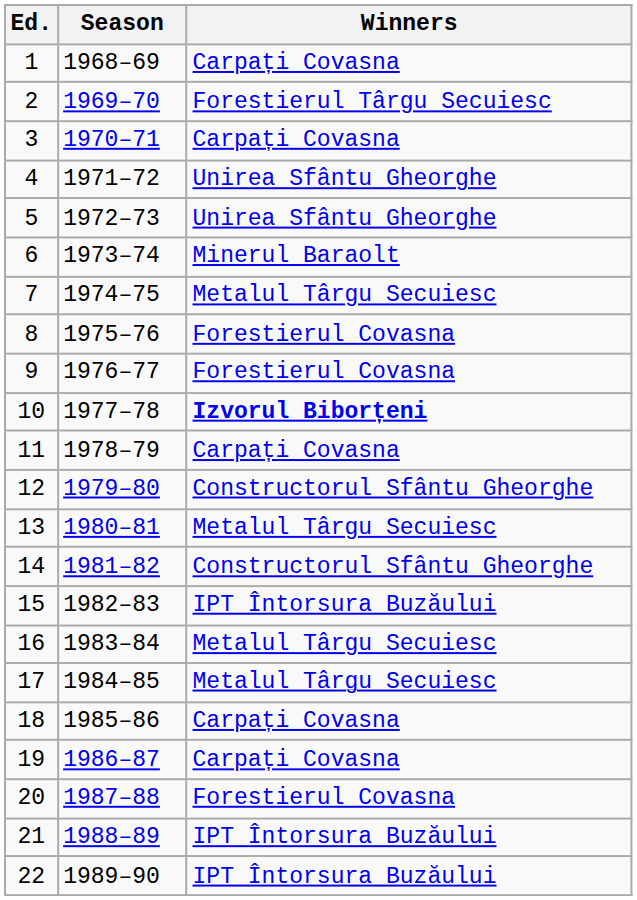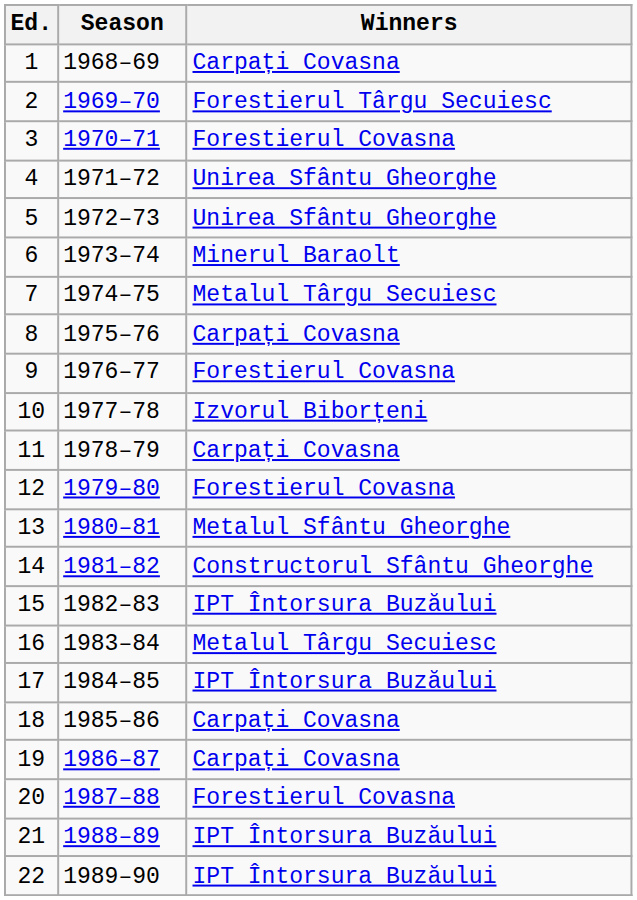(296, 140) Carpați Covasna -> (324, 140) Forestierul Covasna
(324, 334) Forestierul Covasna -> (296, 334) Carpați Covasna
(310, 411) bold -> (310, 411) normal
(393, 489) Constructorul Sfântu Gheorghe -> (324, 489) Forestierul Covasna
(345, 527) Metalul Târgu Secuiesc -> (351, 527) Metalul Sfântu Gheorghe
(345, 682) Metalul Târgu Secuiesc -> (345, 682) IPT Întorsura Buzăului
